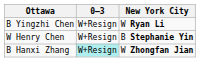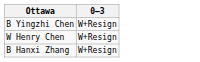- column: (157, 11)
(97, 50) paleturquoise background -> (97, 50) no background
